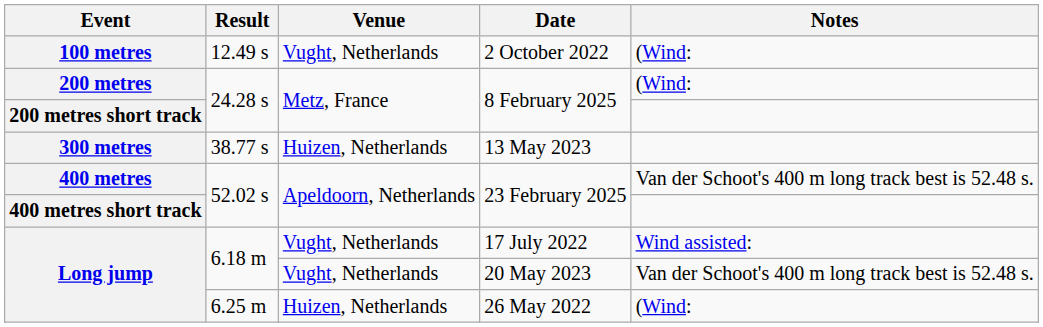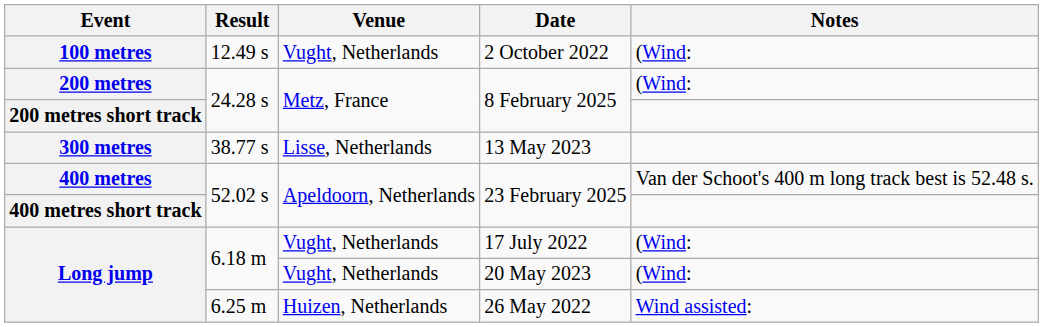(365, 147) Huizen, Netherlands -> (357, 147) Lisse, Netherlands
(694, 242) Wind assisted: -> (664, 242) (Wind:
(835, 274) Van der Schoot's 400 m long track best is 52.48 s. -> (664, 274) (Wind:
(664, 305) (Wind: -> (694, 305) Wind assisted:
